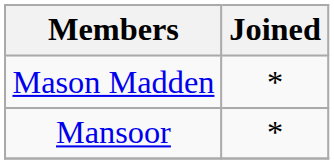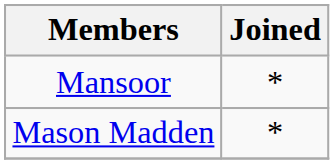rows swapped: (113, 132) <-> (113, 81)
